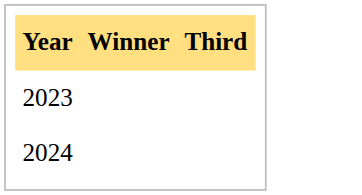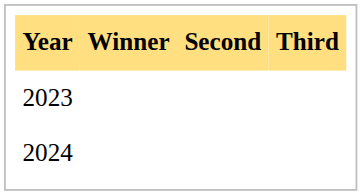+ column: (223, 42)
